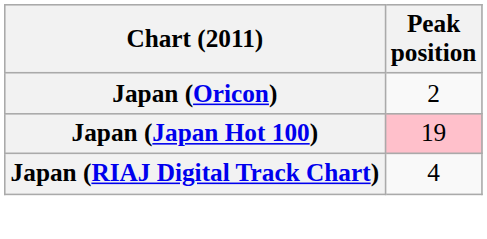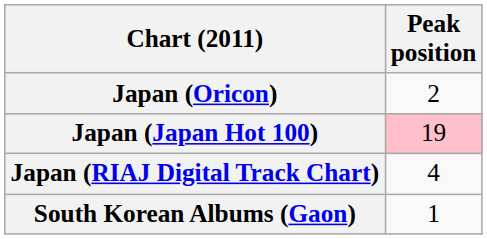+ row: (195, 213)
